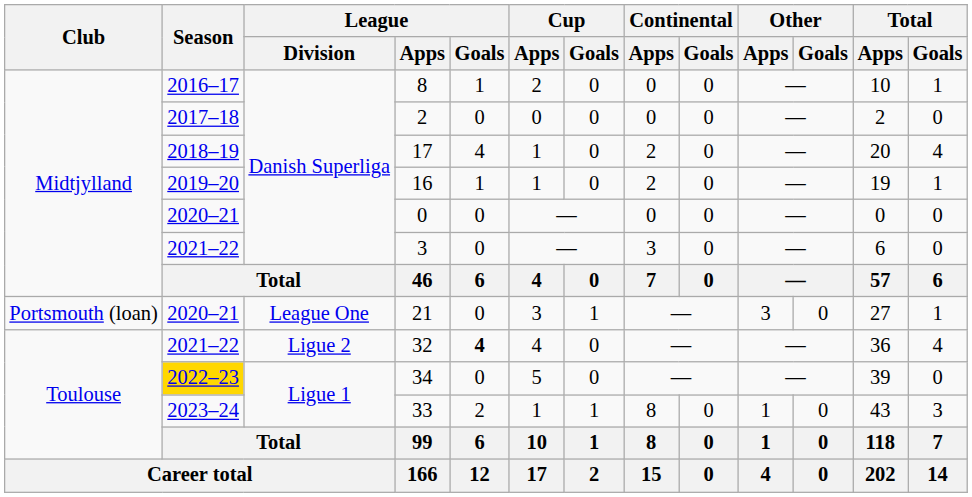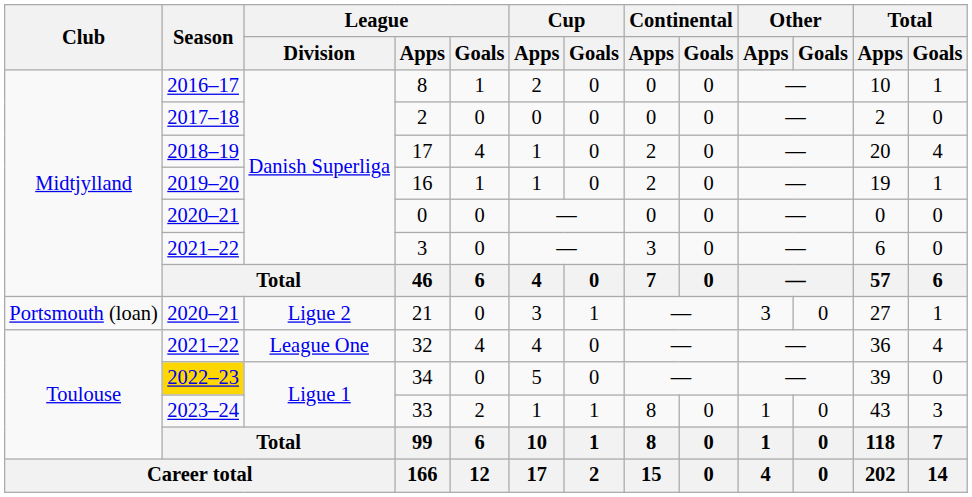(319, 313) League One -> (319, 313) Ligue 2
(319, 345) Ligue 2 -> (319, 345) League One
(479, 345) bold -> (479, 345) normal
